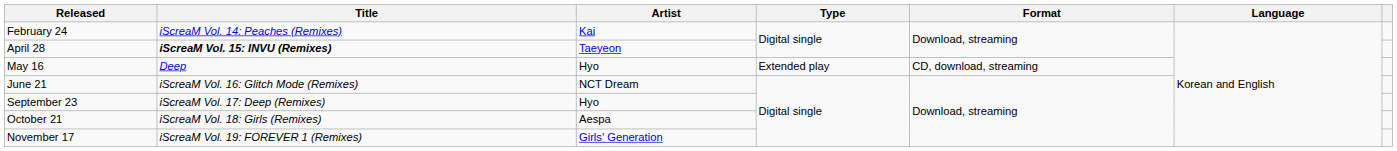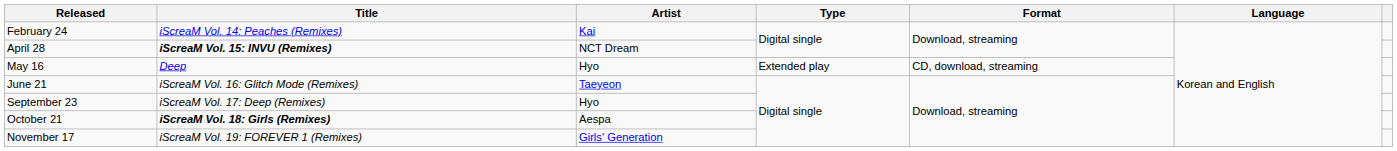(600, 48) Taeyeon -> (609, 48) NCT Dream
(609, 84) NCT Dream -> (600, 84) Taeyeon
(240, 119) normal -> (245, 119) bold
